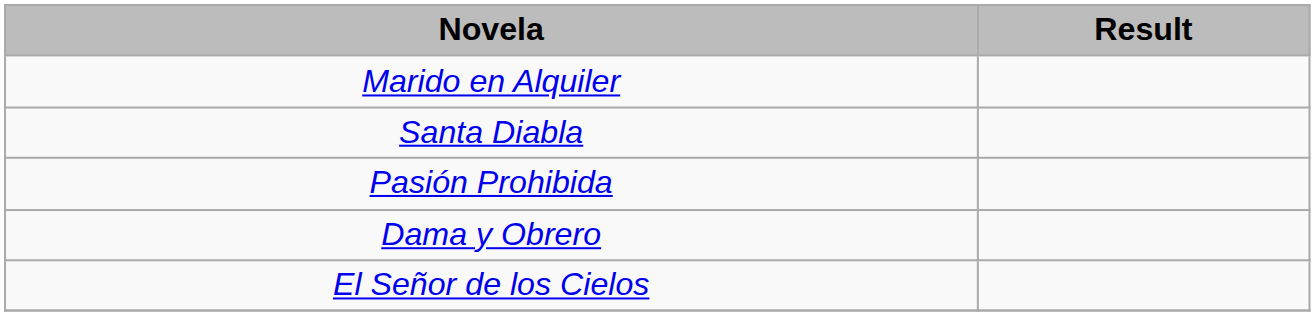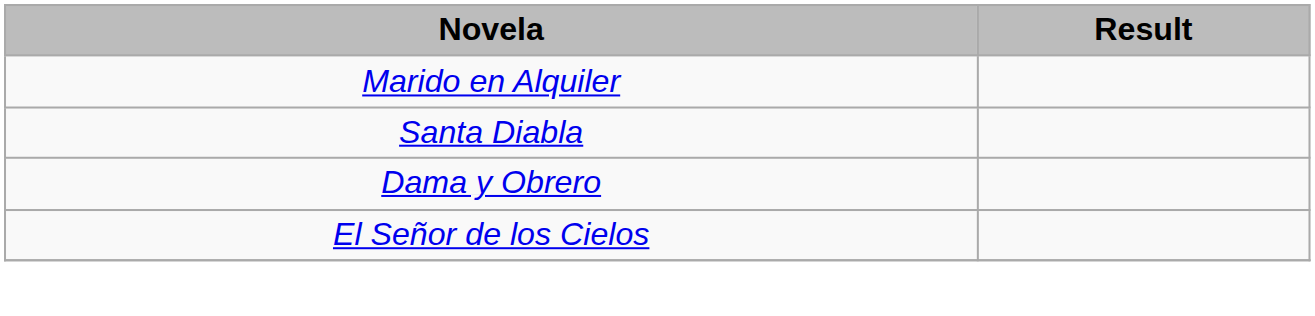- row: (491, 183)
